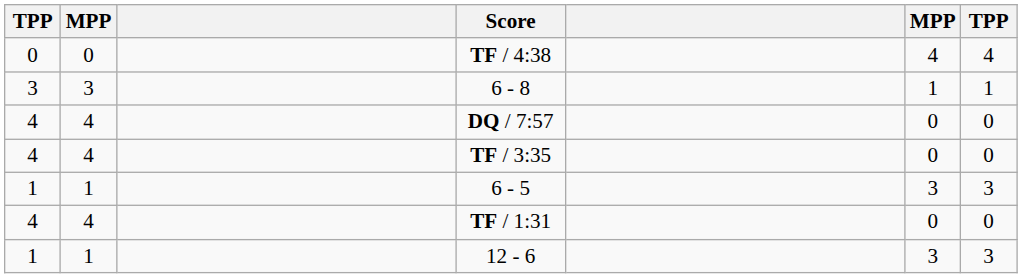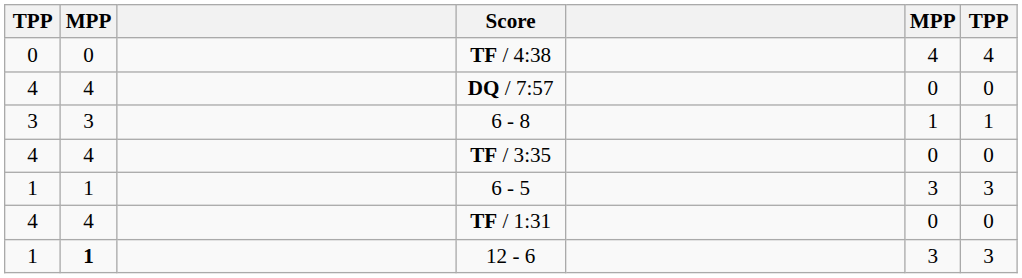rows swapped: (511, 121) <-> (511, 88)
(89, 255) normal -> (89, 255) bold
